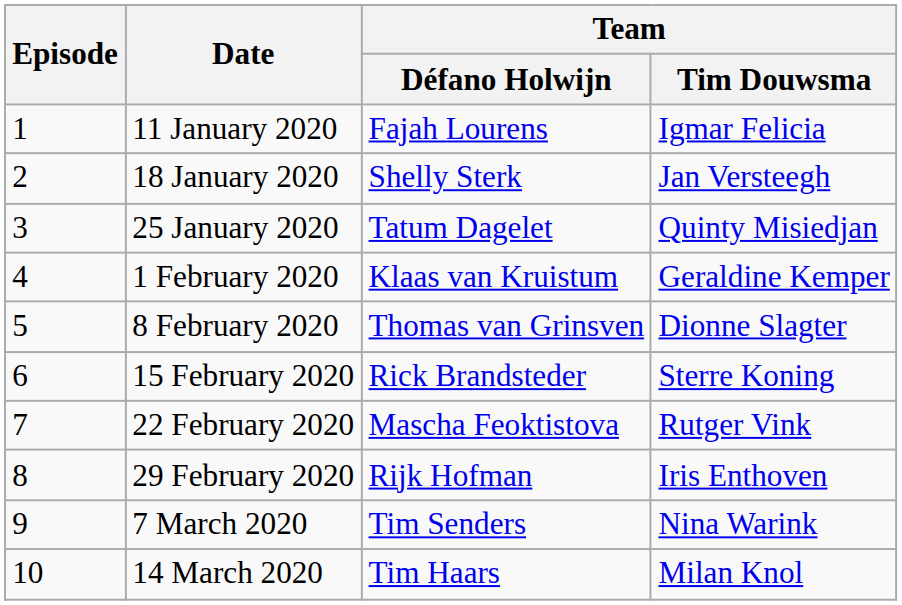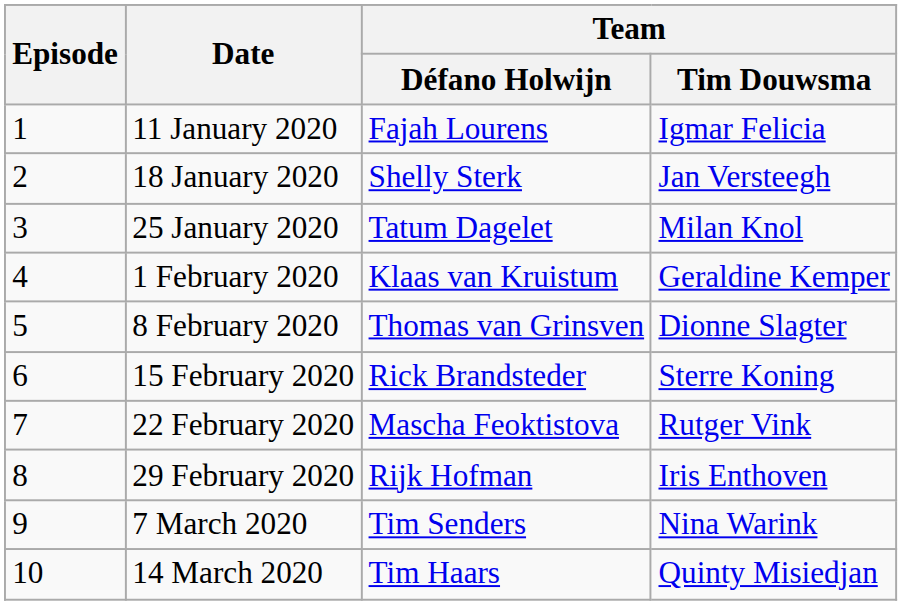(768, 227) Quinty Misiedjan -> (731, 227) Milan Knol
(731, 573) Milan Knol -> (768, 573) Quinty Misiedjan
